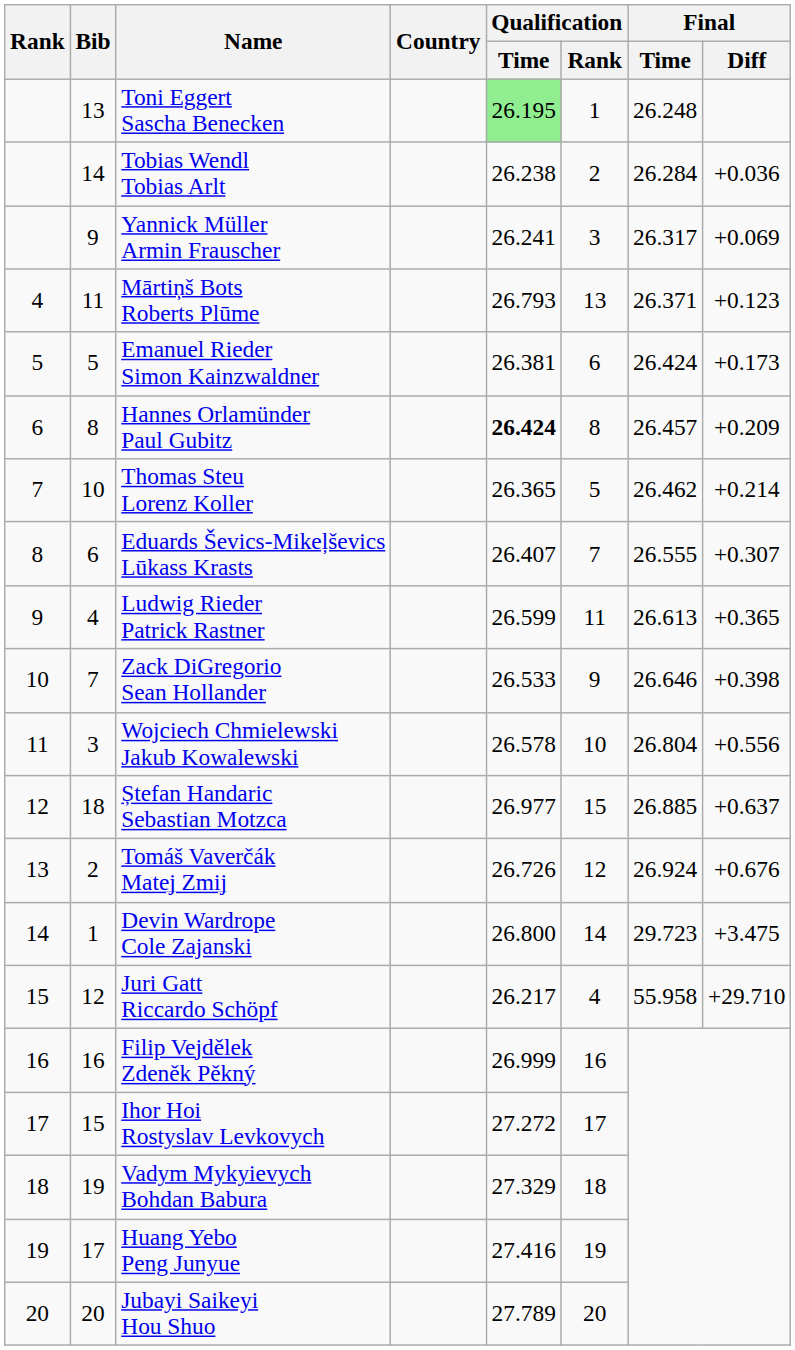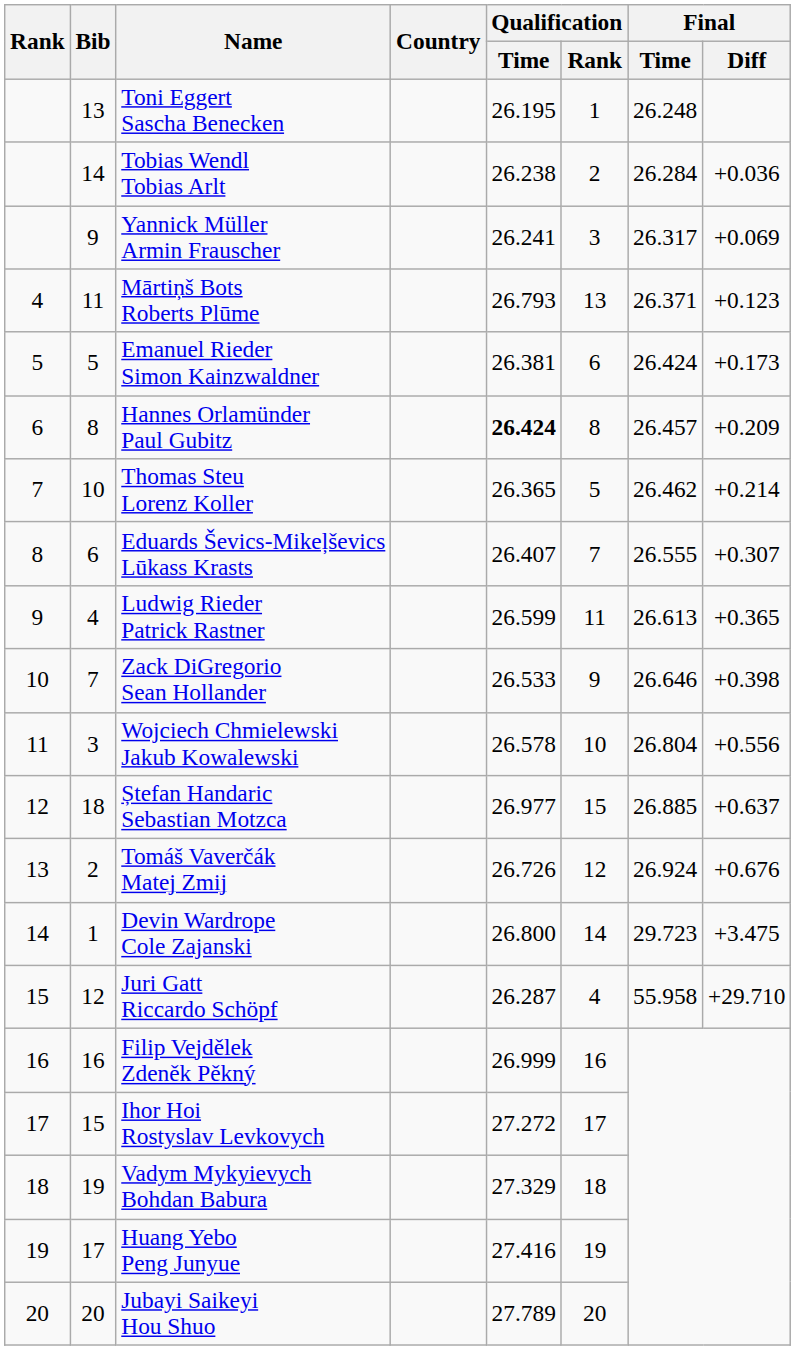(524, 110) lightgreen background -> (524, 110) no background
(524, 996) 26.217 -> (524, 996) 26.287
